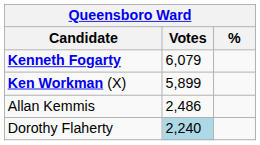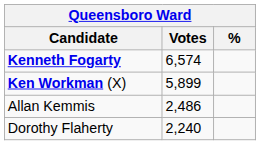(183, 60) 6,079 -> (183, 60) 6,574
(183, 128) lightblue background -> (183, 128) no background
